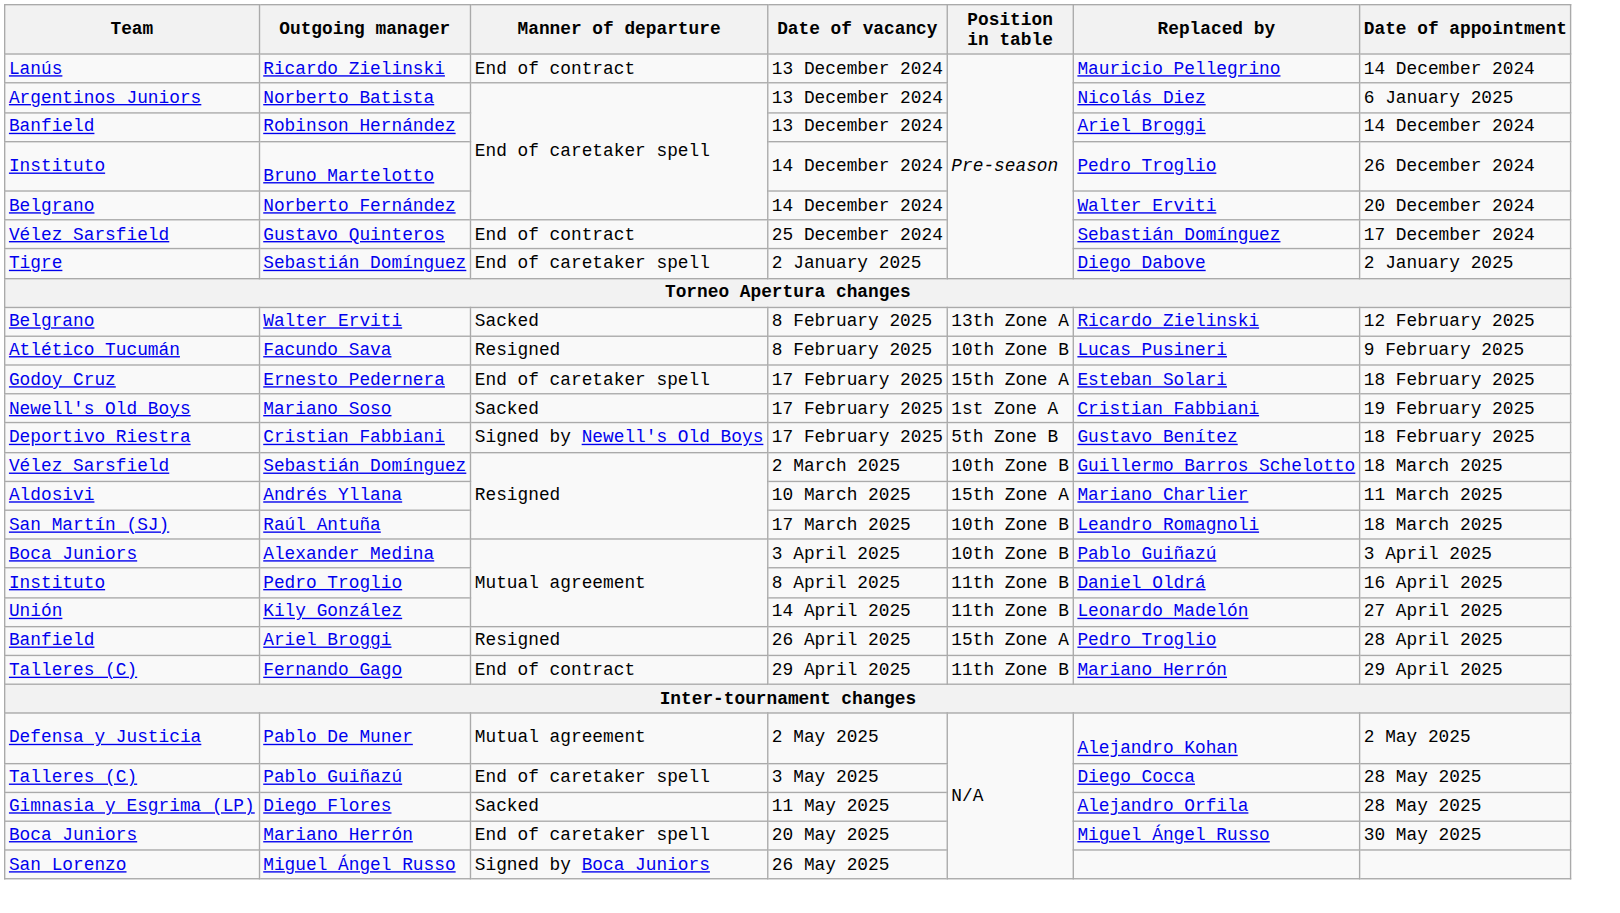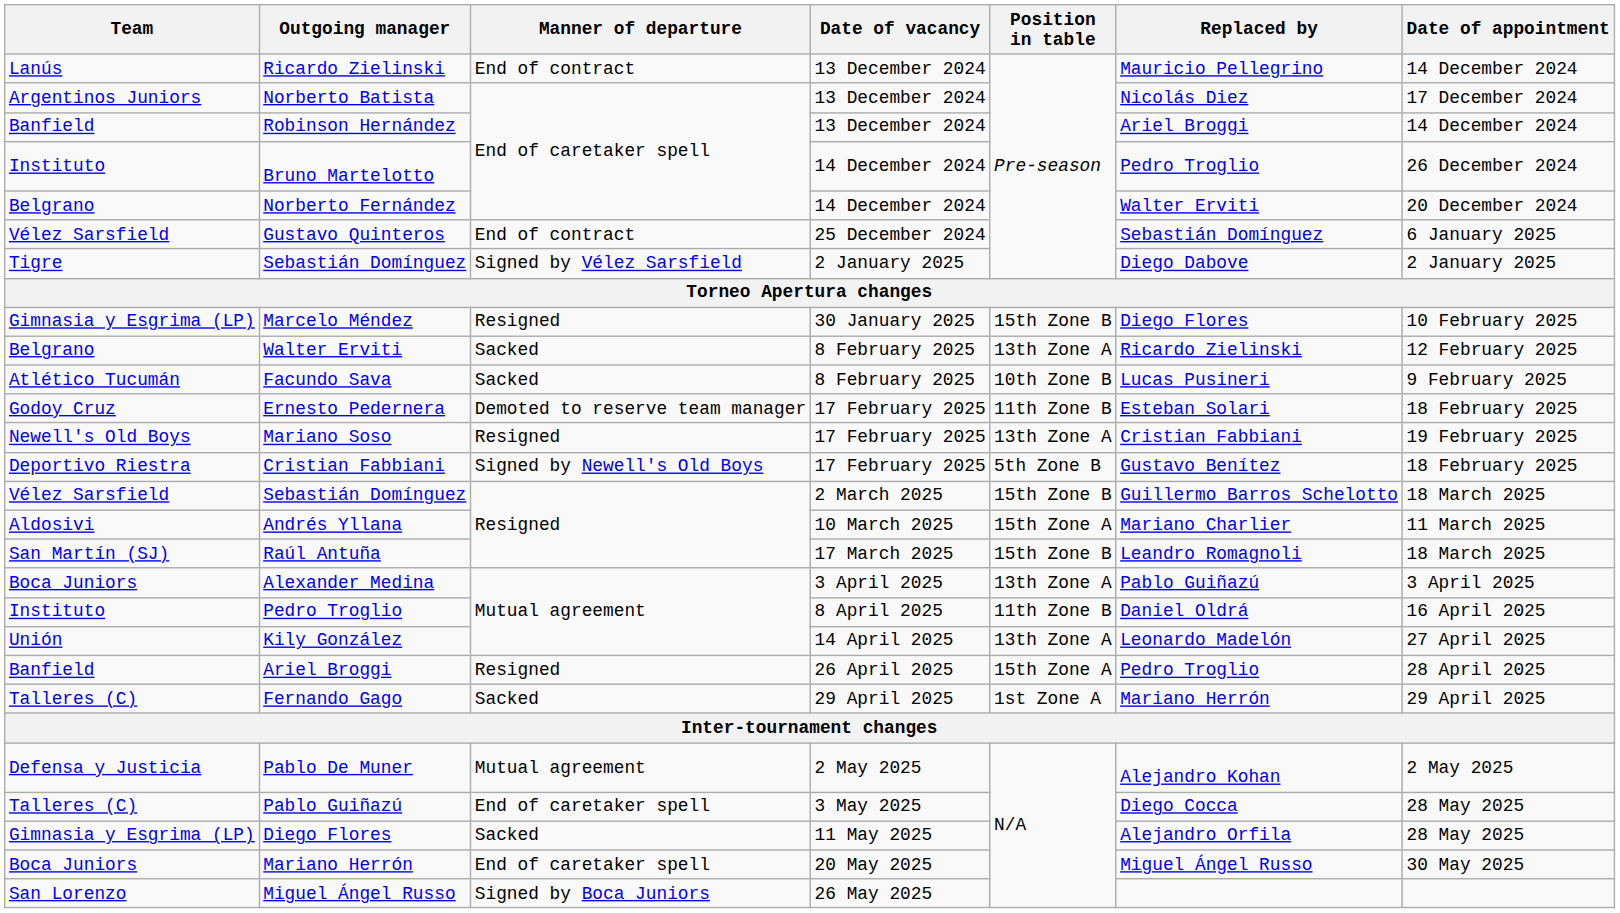(1439, 98) 6 January 2025 -> (1492, 98) 17 December 2024
(1449, 234) 17 December 2024 -> (1481, 234) 6 January 2025
(592, 263) End of caretaker spell -> (608, 263) Signed by Vélez Sarsfield
+ row: (338, 322)
(518, 351) Resigned -> (507, 380) Sacked
(592, 380) End of caretaker spell -> (640, 409) Demoted to reserve team manager
(1010, 380) 15th Zone A -> (1053, 409) 11th Zone B
(507, 409) Sacked -> (518, 438) Resigned
(1005, 409) 1st Zone A -> (1053, 438) 13th Zone A
(1010, 467) 10th Zone B -> (1053, 496) 15th Zone B
(1010, 525) 10th Zone B -> (1053, 554) 15th Zone B
(1010, 554) 10th Zone B -> (1053, 583) 13th Zone A
(1010, 612) 11th Zone B -> (1053, 641) 13th Zone A
(555, 670) End of contract -> (507, 699) Sacked
(1010, 670) 11th Zone B -> (1048, 699) 1st Zone A
